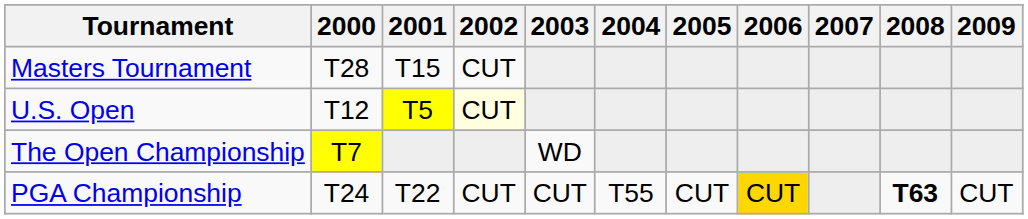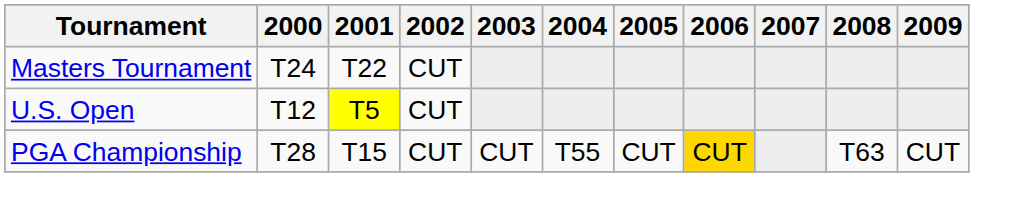(347, 68) T28 -> (293, 68) T24
(418, 68) T15 -> (364, 68) T22
(489, 110) lightyellow background -> (435, 110) no background
- row: (158, 152)
(347, 193) T24 -> (293, 152) T28
(418, 193) T22 -> (364, 152) T15
(915, 193) bold -> (862, 152) normal
